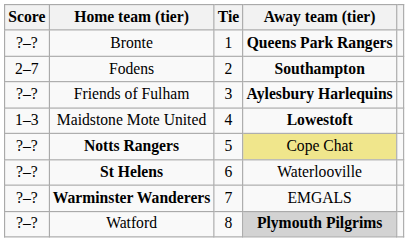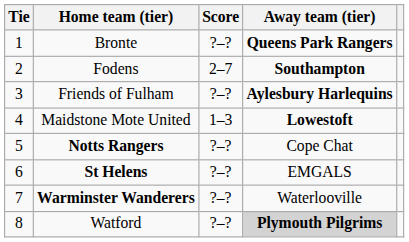columns swapped: (228, 16) <-> (27, 16)
(320, 146) khaki background -> (320, 146) no background
(320, 171) Waterlooville -> (320, 171) EMGALS
(320, 197) EMGALS -> (320, 197) Waterlooville
